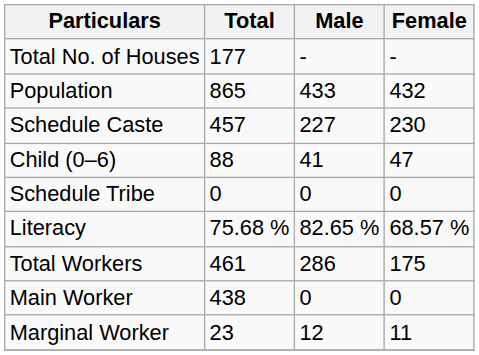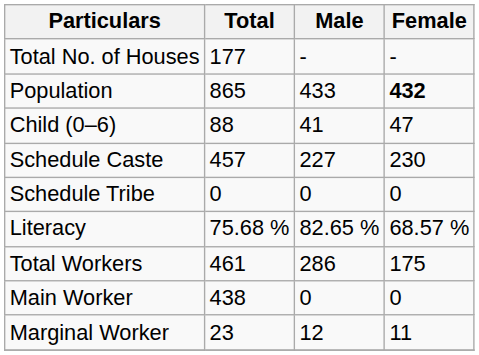(408, 90) normal -> (408, 90) bold
rows swapped: (63, 159) <-> (87, 125)
